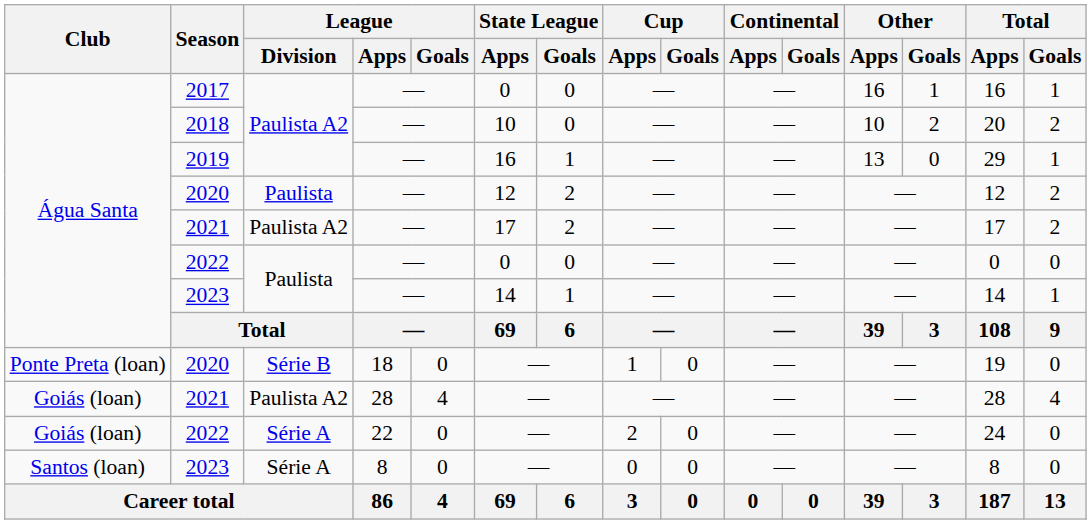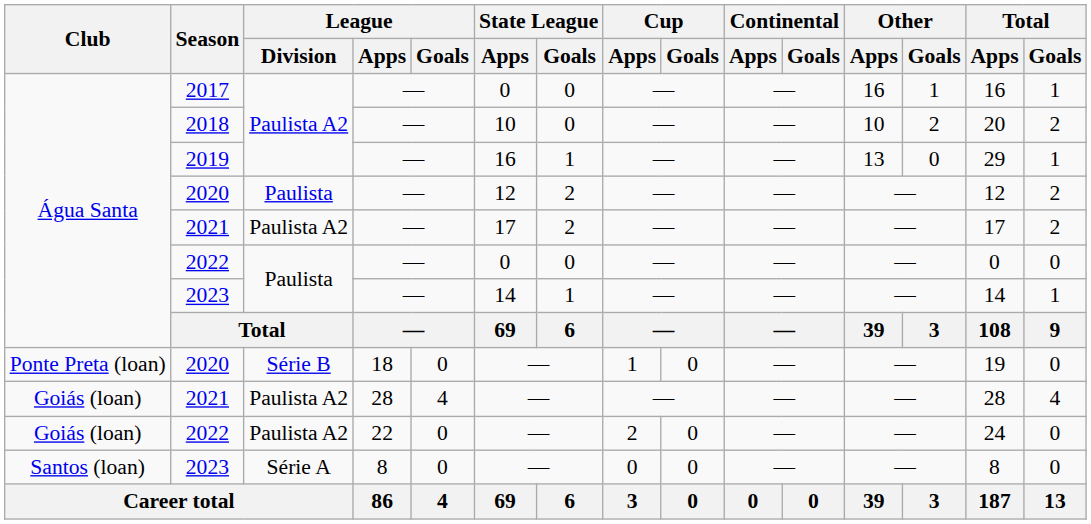(299, 432) Série A -> (299, 432) Paulista A2
